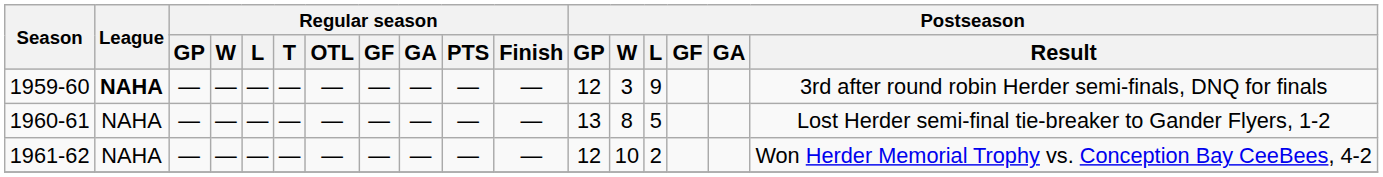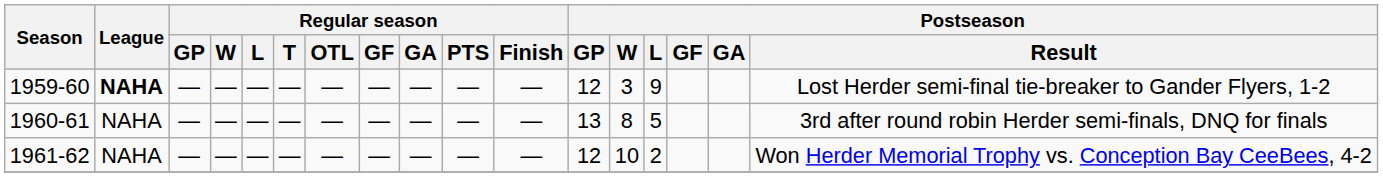(1064, 87) 3rd after round robin Herder semi-finals, DNQ for finals -> (1064, 87) Lost Herder semi-final tie-breaker to Gander Flyers, 1-2
(1064, 121) Lost Herder semi-final tie-breaker to Gander Flyers, 1-2 -> (1064, 121) 3rd after round robin Herder semi-finals, DNQ for finals
